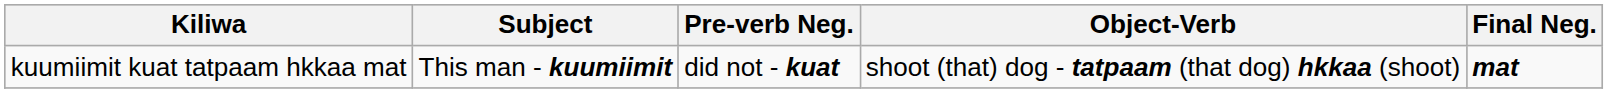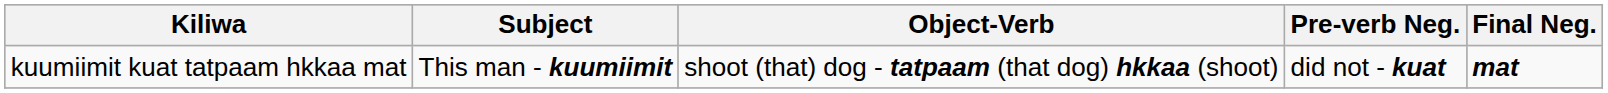columns swapped: (769, 25) <-> (1163, 25)
